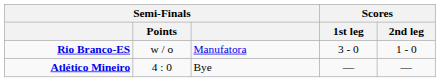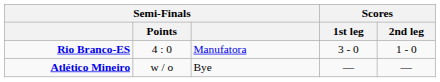(162, 49) w / o -> (162, 49) 4 : 0
(162, 67) 4 : 0 -> (162, 67) w / o
